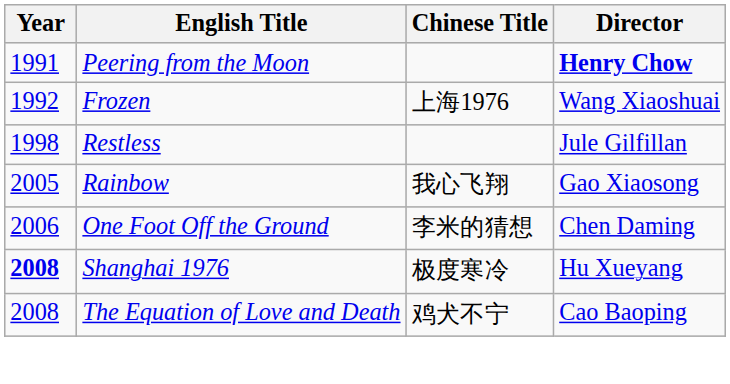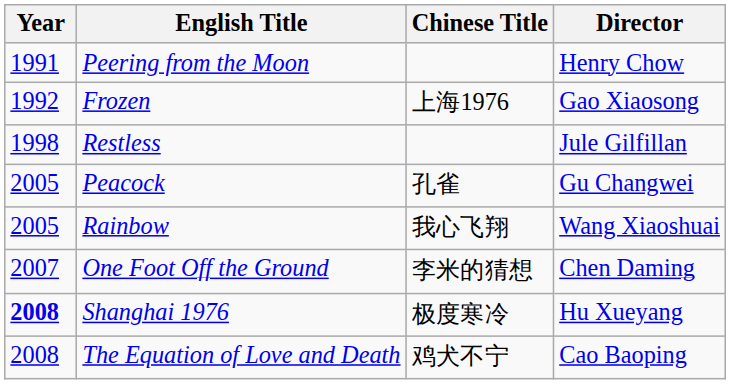(626, 62) bold -> (622, 62) normal
(640, 100) Wang Xiaoshuai -> (629, 100) Gao Xiaosong
+ row: (124, 182)
(629, 182) Gao Xiaosong -> (640, 225) Wang Xiaoshuai
(35, 225) 2006 -> (35, 268) 2007
